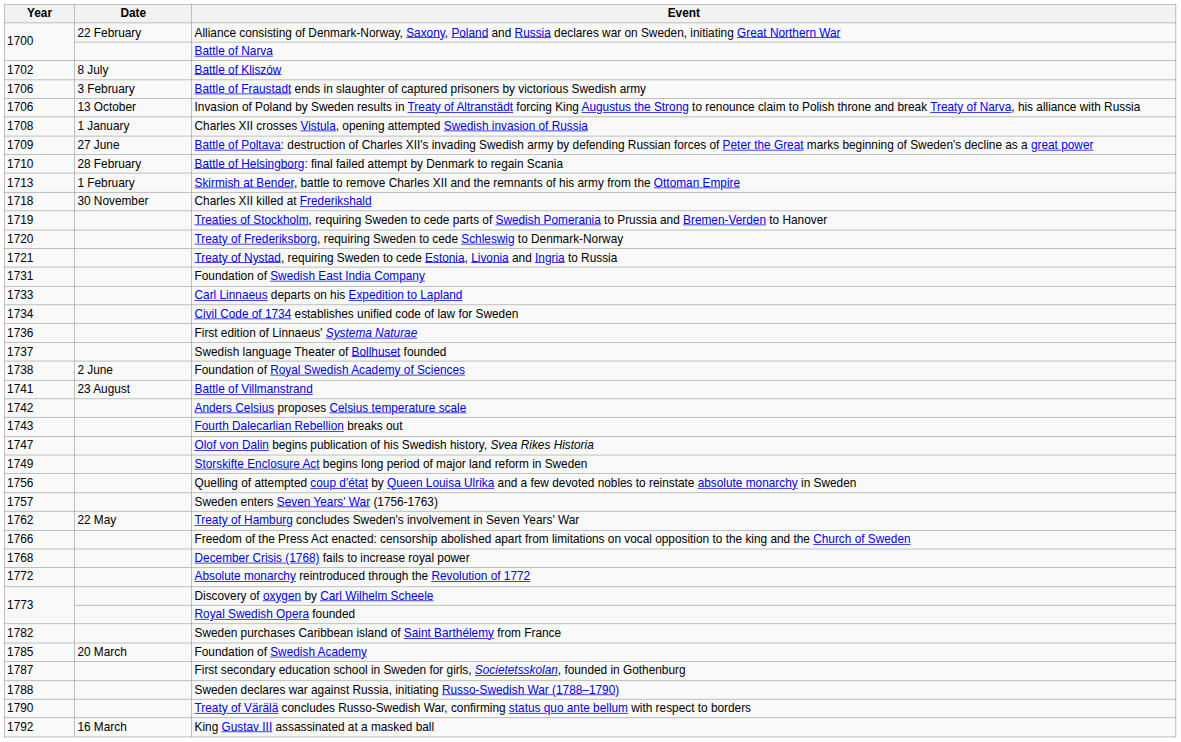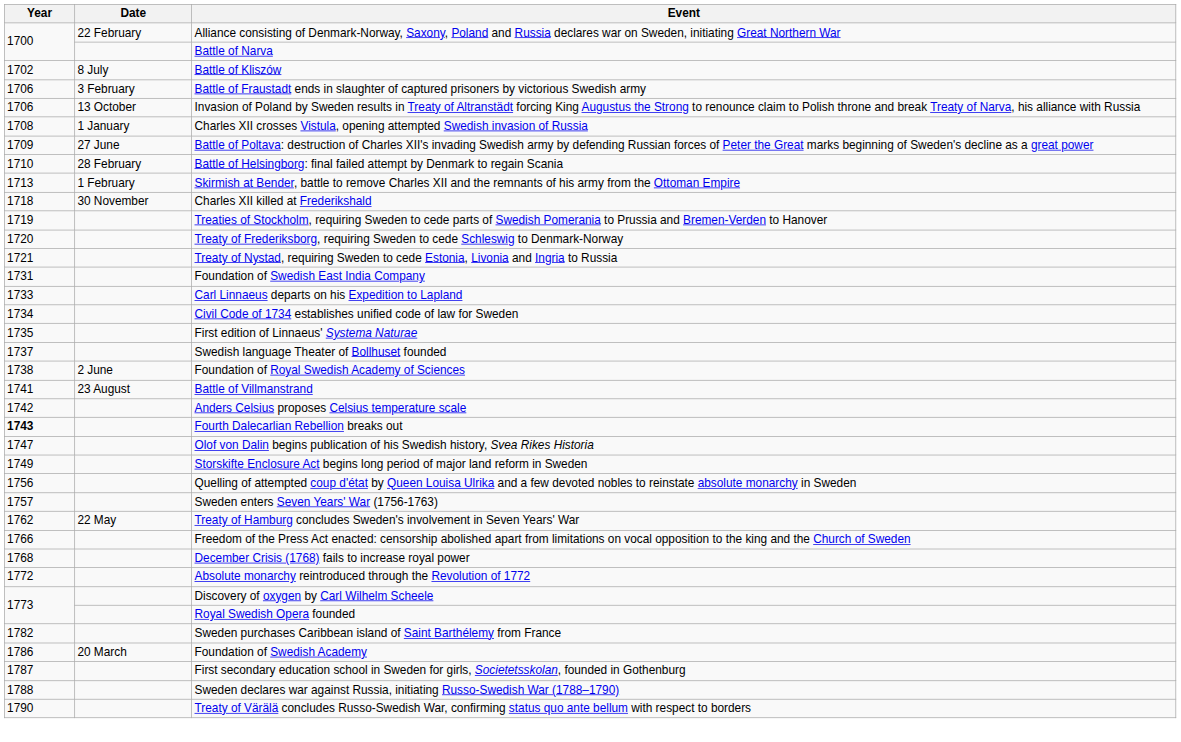(20, 333) 1736 -> (20, 333) 1735
(20, 426) normal -> (20, 426) bold
(20, 652) 1785 -> (20, 652) 1786
- row: (314, 727)
